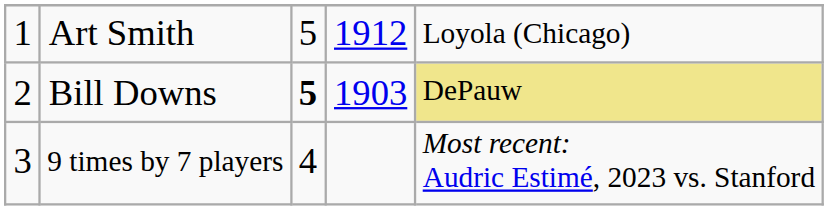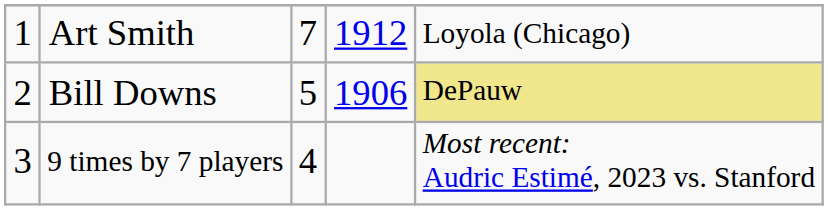(308, 33) 5 -> (308, 33) 7
(308, 91) bold -> (308, 91) normal
(371, 91) 1903 -> (371, 91) 1906
